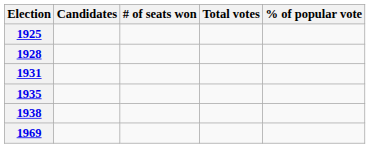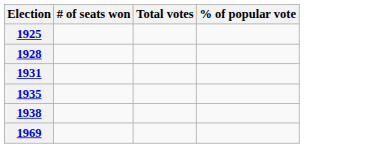- column: (87, 14)
